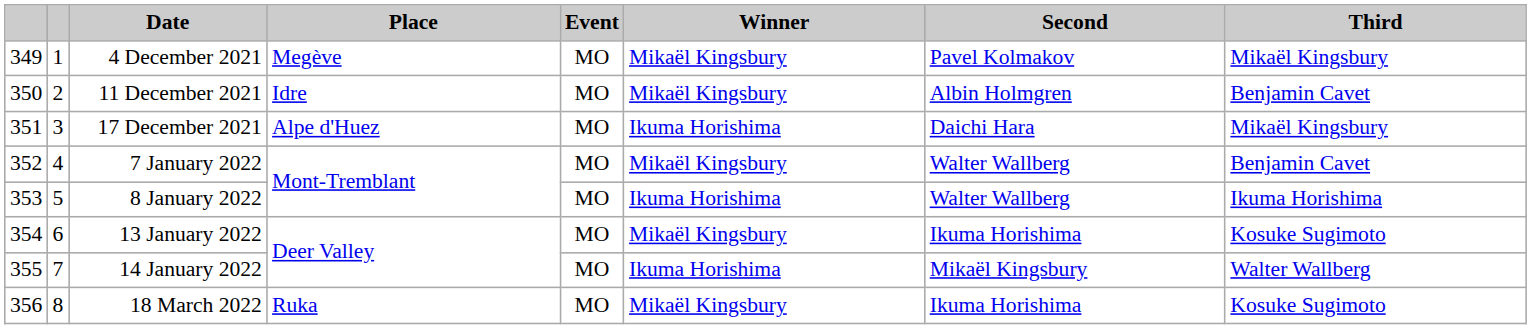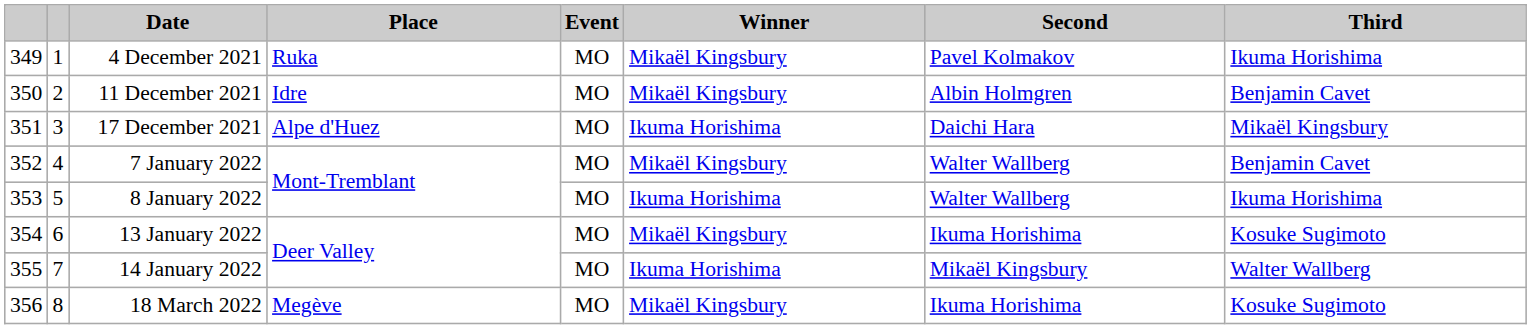(307, 57) Megève -> (295, 57) Ruka
(1309, 57) Mikaël Kingsbury -> (1306, 57) Ikuma Horishima
(295, 304) Ruka -> (307, 304) Megève
